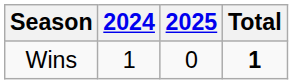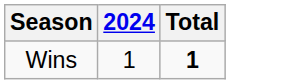- column: (191, 22)
